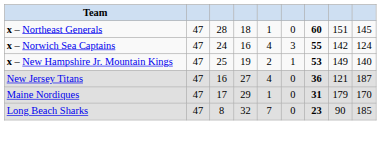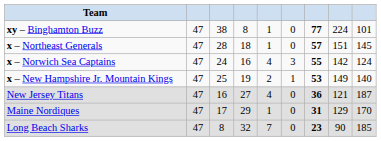+ row: (55, 29)
(317, 29) 60 -> (317, 45) 57
(340, 95) 179 -> (340, 111) 129
